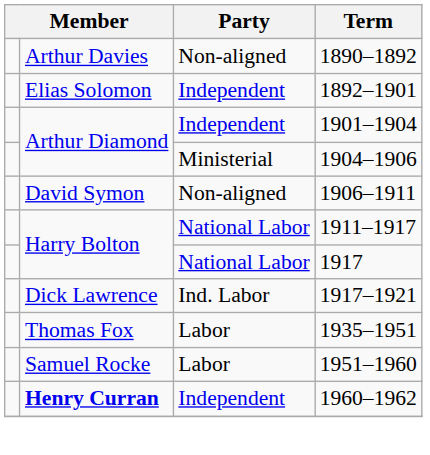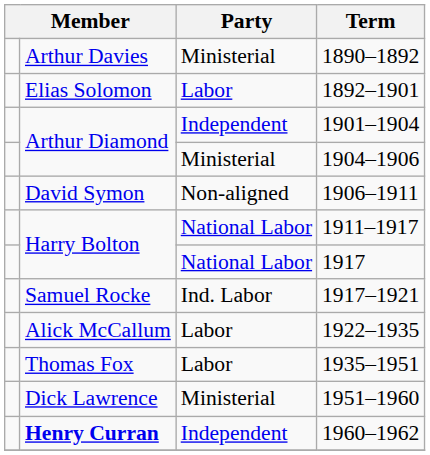(232, 55) Non-aligned -> (228, 55) Ministerial
(232, 90) Independent -> (207, 90) Labor
(91, 295) Dick Lawrence -> (88, 295) Samuel Rocke
+ row: (371, 329)
(88, 364) Samuel Rocke -> (91, 398) Dick Lawrence
(204, 364) Labor -> (228, 398) Ministerial
